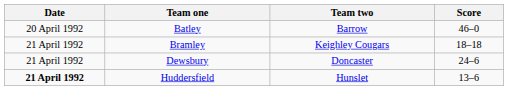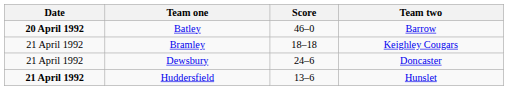columns swapped: (469, 12) <-> (352, 12)
(55, 28) normal -> (55, 28) bold
